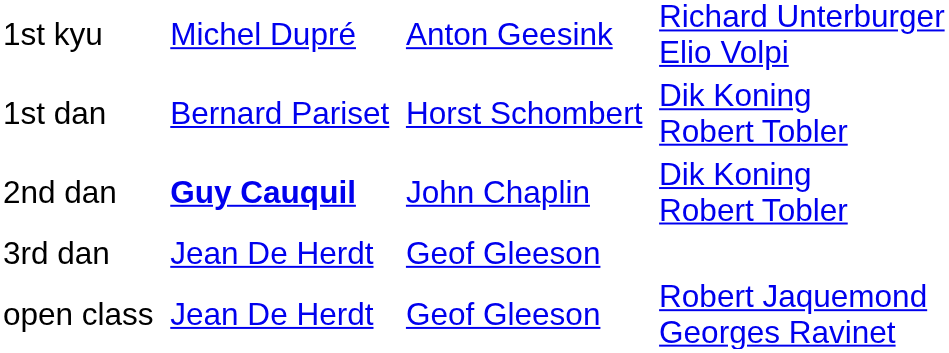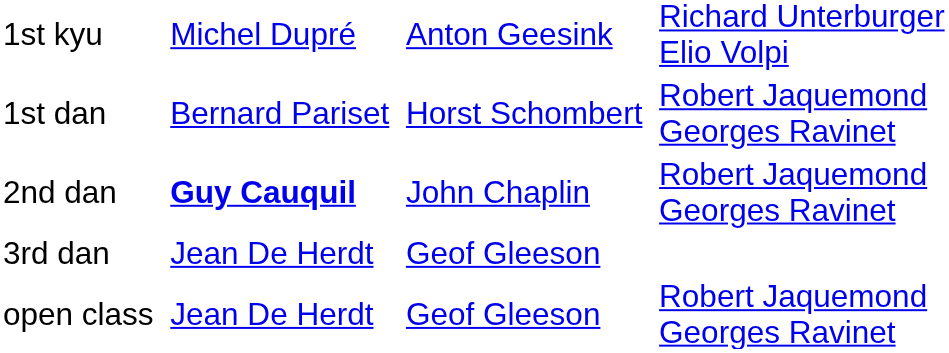(749, 113) Dik Koning Robert Tobler -> (789, 113) Robert Jaquemond Georges Ravinet
(749, 192) Dik Koning Robert Tobler -> (789, 192) Robert Jaquemond Georges Ravinet
